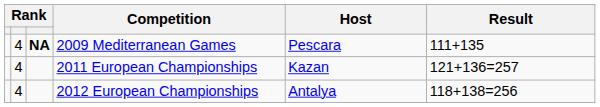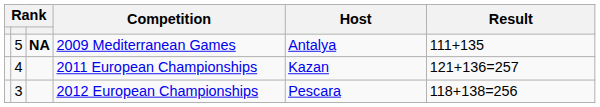(18, 45) 4 -> (18, 45) 5
(315, 45) Pescara -> (312, 45) Antalya
(18, 91) 4 -> (18, 91) 3
(312, 91) Antalya -> (315, 91) Pescara
